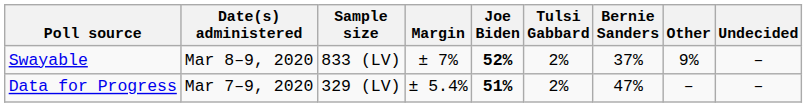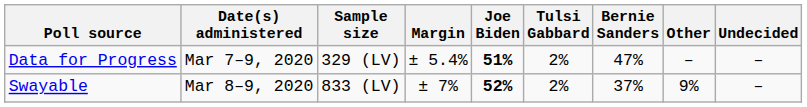rows swapped: (48, 59) <-> (93, 87)
